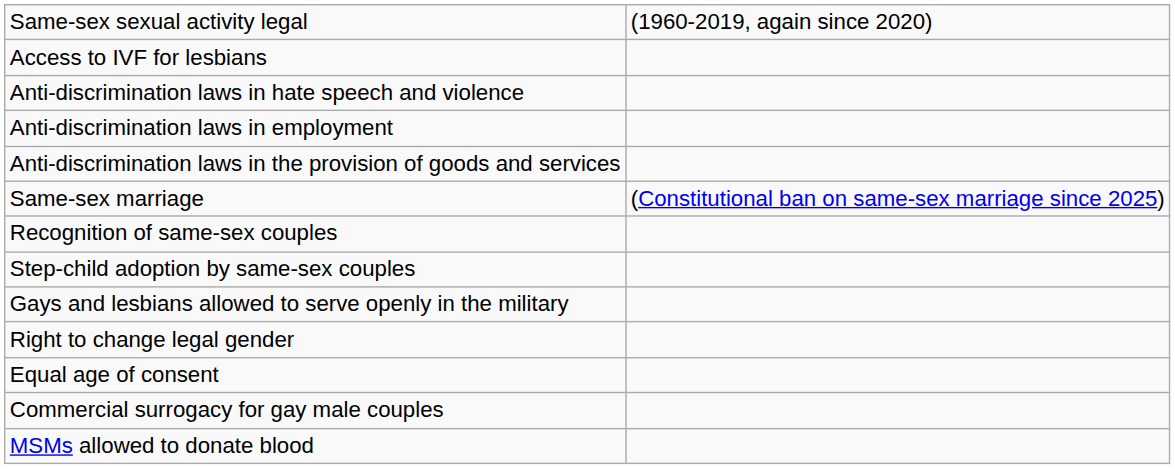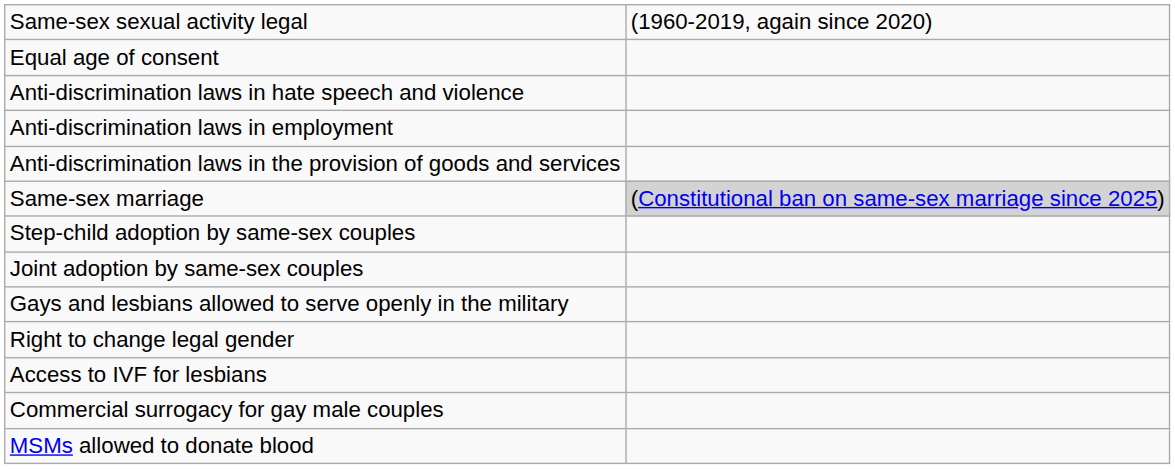rows swapped: (114, 374) <-> (138, 57)
(898, 198) no background -> (898, 198) lightgrey background
- row: (174, 233)
+ row: (187, 269)
